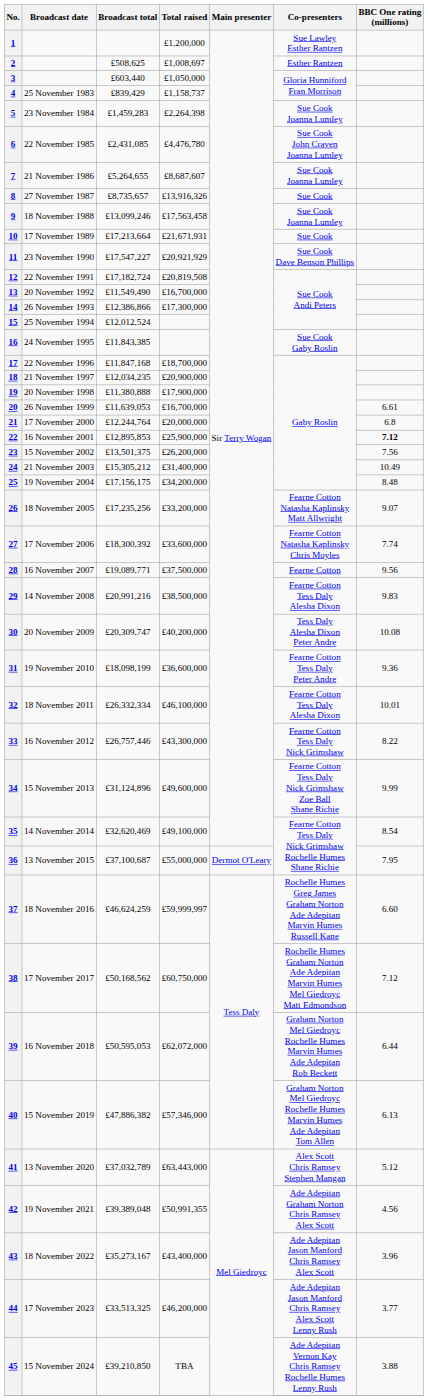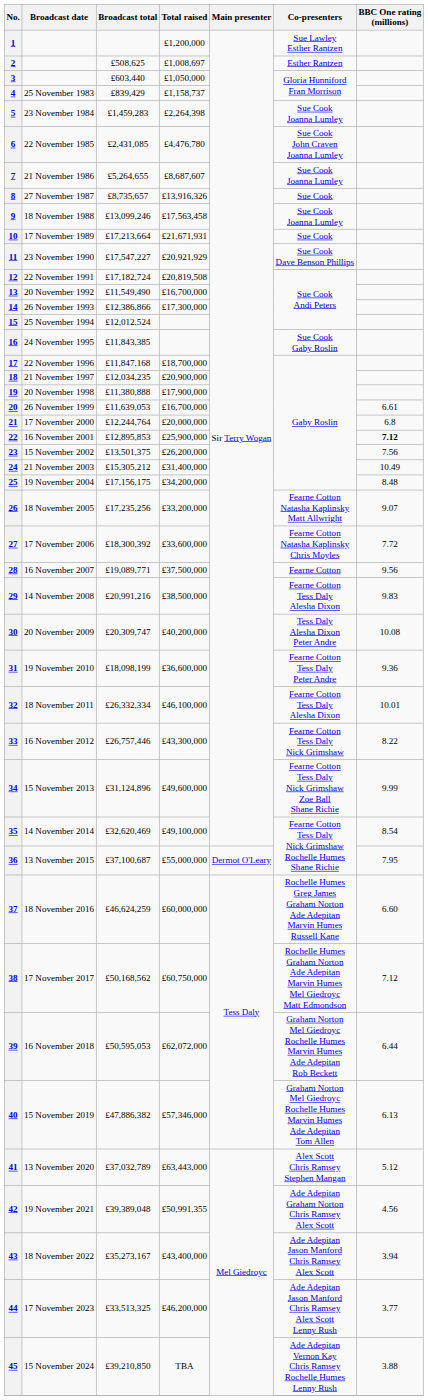(390, 544) 7.74 -> (390, 544) 7.72
(184, 909) £59,999,997 -> (184, 909) £60,000,000
(390, 1256) 3.96 -> (390, 1256) 3.94
